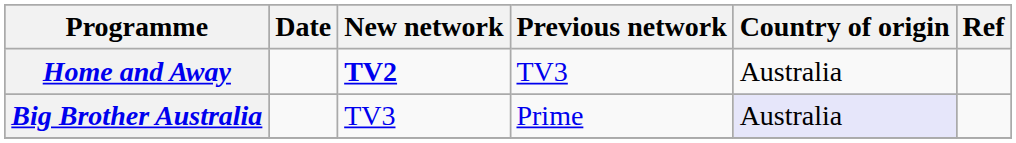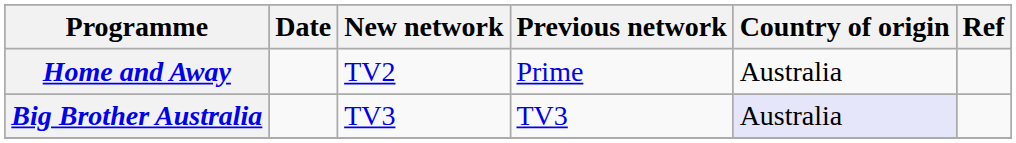(371, 71) bold -> (370, 71) normal
(542, 71) TV3 -> (550, 71) Prime
(550, 115) Prime -> (542, 115) TV3
